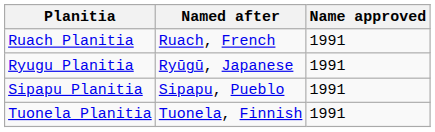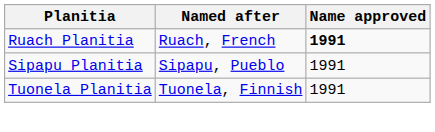(327, 41) normal -> (327, 41) bold
- row: (71, 65)
